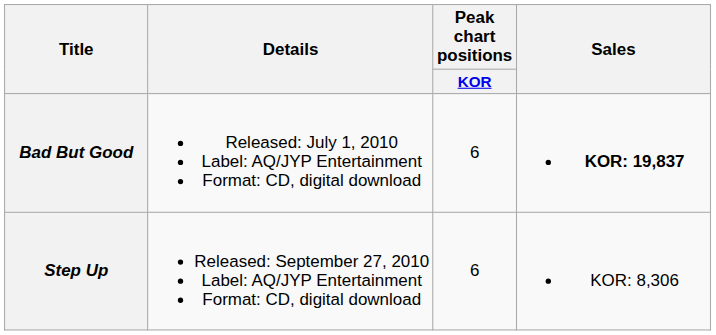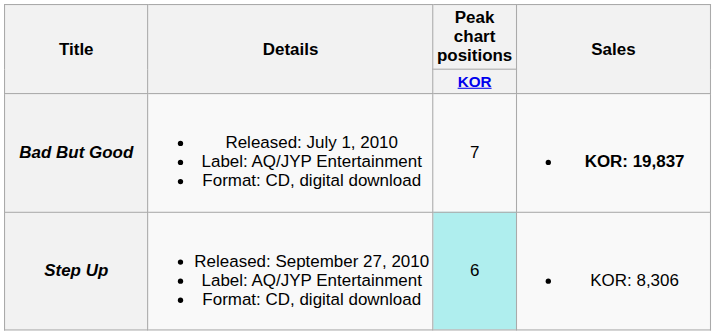(475, 152) 6 -> (475, 152) 7
(475, 270) no background -> (475, 270) paleturquoise background
